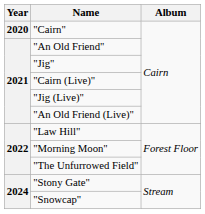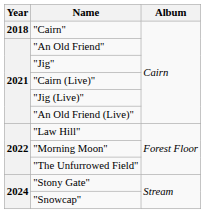(18, 30) 2020 -> (18, 30) 2018
